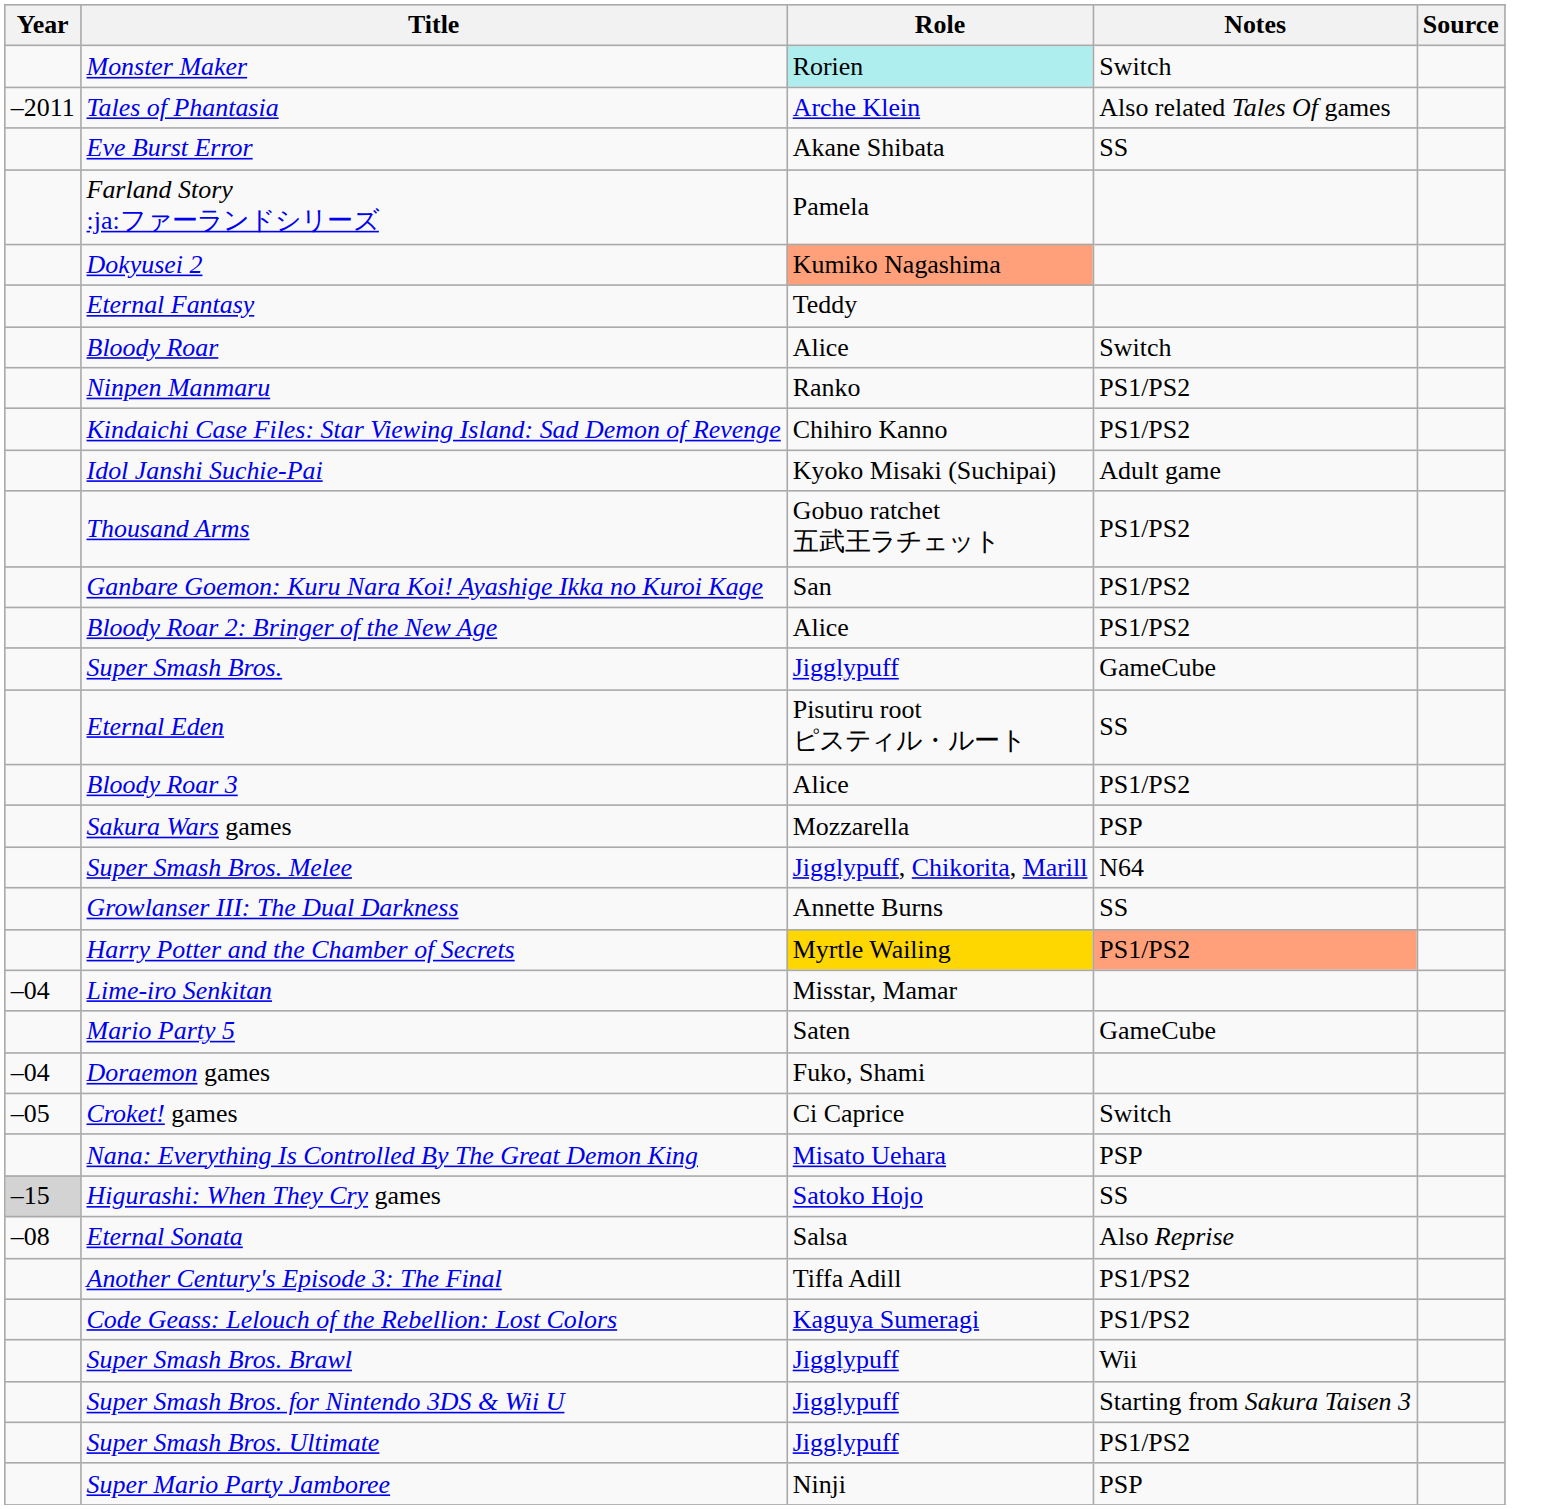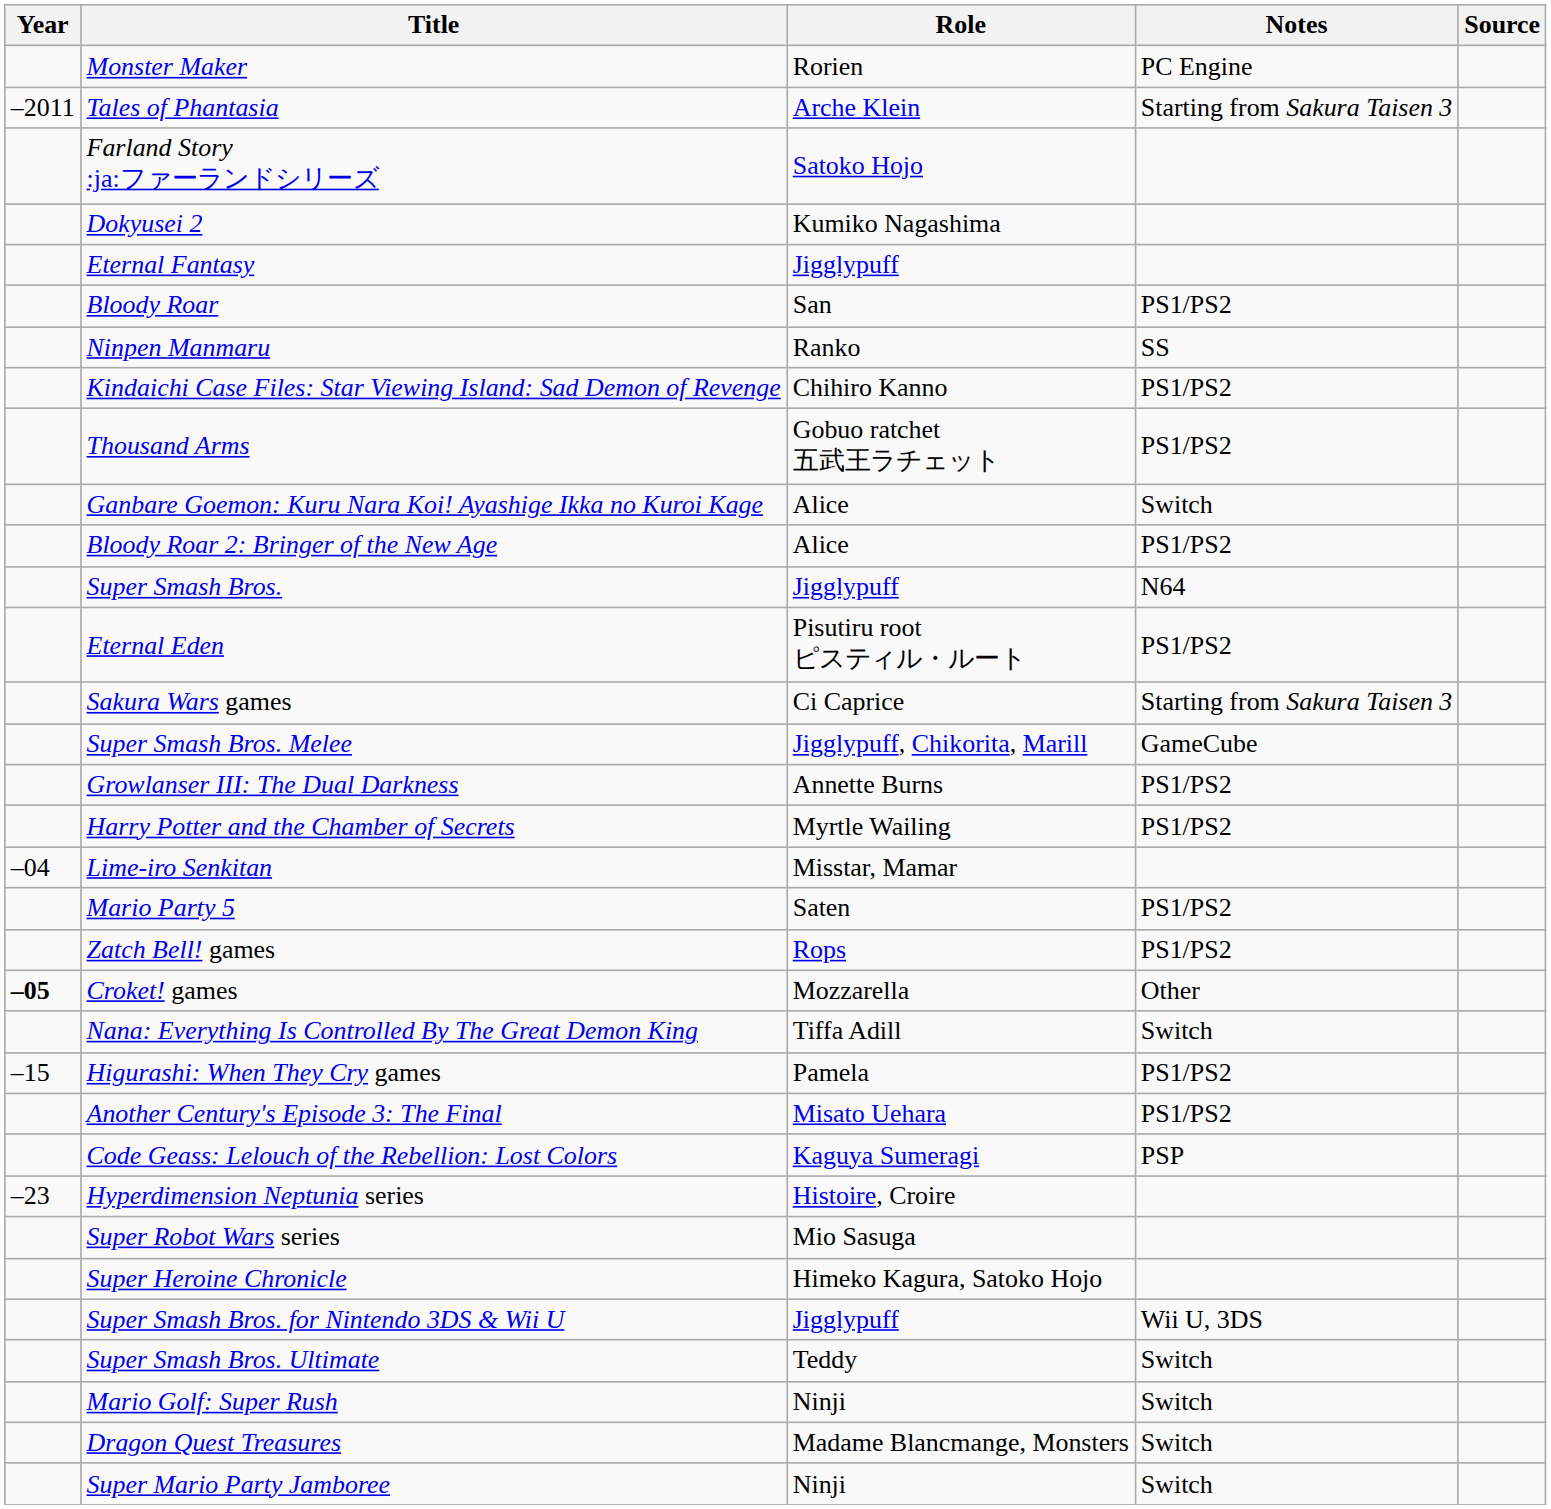(828, 66) paleturquoise background -> (828, 66) no background
(1135, 66) Switch -> (1197, 66) PC Engine
(1245, 107) Also related Tales Of games -> (1297, 107) Starting from Sakura Taisen 3
- row: (170, 148)
(831, 206) Pamela -> (858, 165) Satoko Hojo
(897, 264) lightsalmon background -> (897, 223) no background
(825, 305) Teddy -> (846, 264) Jigglypuff
(821, 346) Alice -> (812, 305) San
(1135, 346) Switch -> (1186, 305) PS1/PS2
(1145, 387) PS1/PS2 -> (1155, 346) SS
- row: (205, 470)
(812, 586) San -> (821, 504) Alice
(1145, 586) PS1/PS2 -> (1177, 504) Switch
(1158, 668) GameCube -> (1163, 586) N64
(1114, 726) SS -> (1186, 644) PS1/PS2
- row: (162, 784)
(851, 825) Mozzarella -> (849, 702) Ci Caprice
(1121, 825) PSP -> (1297, 702) Starting from Sakura Taisen 3
(1122, 867) N64 -> (1199, 743) GameCube
(1114, 908) SS -> (1186, 784) PS1/PS2
(872, 949) gold background -> (872, 825) no background
(1145, 949) lightsalmon background -> (1186, 825) no background
(1158, 1031) GameCube -> (1186, 908) PS1/PS2
- row: (178, 1072)
+ row: (181, 949)
(30, 1113) normal -> (30, 990) bold
(849, 1113) Ci Caprice -> (851, 990) Mozzarella
(1135, 1113) Switch -> (1170, 990) Other
(869, 1154) Misato Uehara -> (847, 1031) Tiffa Adill
(1121, 1154) PSP -> (1177, 1031) Switch
(30, 1195) lightgrey background -> (30, 1072) no background
(858, 1195) Satoko Hojo -> (831, 1072) Pamela
(1114, 1195) SS -> (1186, 1072) PS1/PS2
- row: (165, 1237)
(847, 1278) Tiffa Adill -> (869, 1113) Misato Uehara
(1145, 1319) PS1/PS2 -> (1162, 1154) PSP
- row: (219, 1360)
+ row: (255, 1195)
+ row: (213, 1237)
+ row: (217, 1278)
(1255, 1401) Starting from Sakura Taisen 3 -> (1202, 1319) Wii U, 3DS
(846, 1442) Jigglypuff -> (825, 1360) Teddy
(1145, 1442) PS1/PS2 -> (1177, 1360) Switch
+ row: (212, 1401)
+ row: (214, 1442)
(1121, 1483) PSP -> (1177, 1483) Switch
